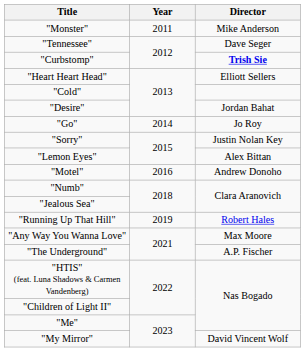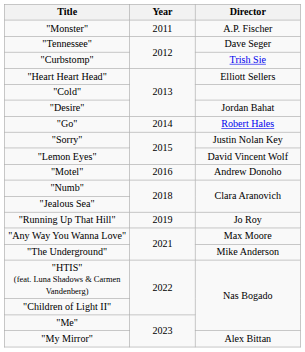(248, 28) Mike Anderson -> (248, 28) A.P. Fischer
(248, 60) bold -> (248, 60) normal
(248, 124) Jo Roy -> (248, 124) Robert Hales
(248, 156) Alex Bittan -> (248, 156) David Vincent Wolf
(248, 220) Robert Hales -> (248, 220) Jo Roy
(248, 252) A.P. Fischer -> (248, 252) Mike Anderson
(248, 338) David Vincent Wolf -> (248, 338) Alex Bittan
